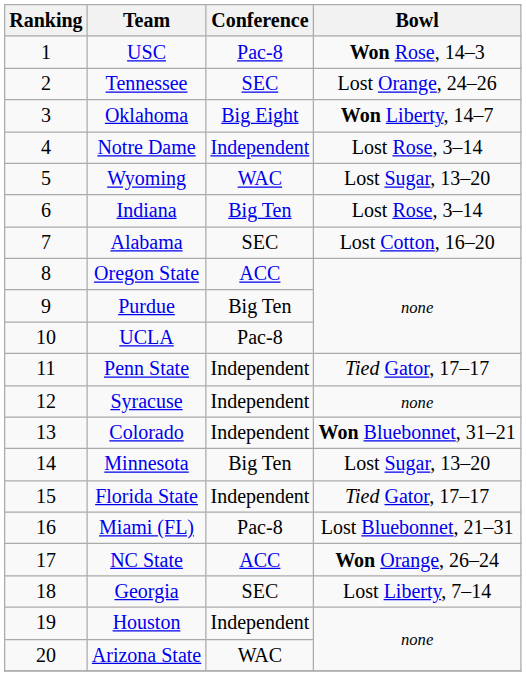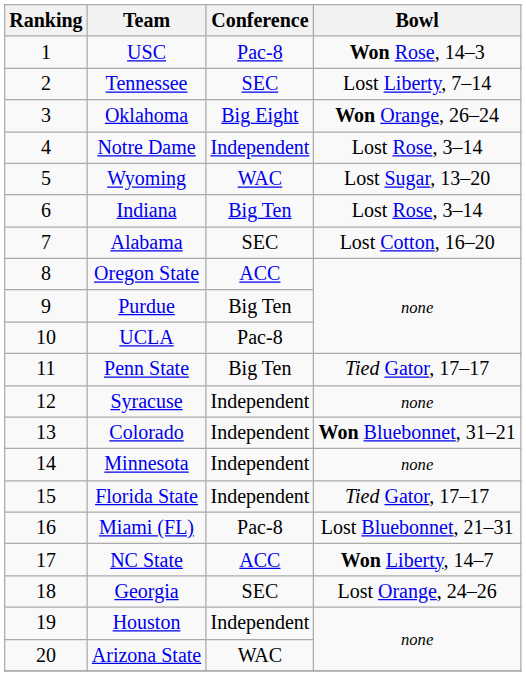(417, 83) Lost Orange, 24–26 -> (417, 83) Lost Liberty, 7–14
(417, 115) Won Liberty, 14–7 -> (417, 115) Won Orange, 26–24
(260, 369) Independent -> (260, 369) Big Ten
(260, 464) Big Ten -> (260, 464) Independent
(417, 464) Lost Sugar, 13–20 -> (417, 465) none
(417, 559) Won Orange, 26–24 -> (417, 559) Won Liberty, 14–7
(417, 591) Lost Liberty, 7–14 -> (417, 591) Lost Orange, 24–26
